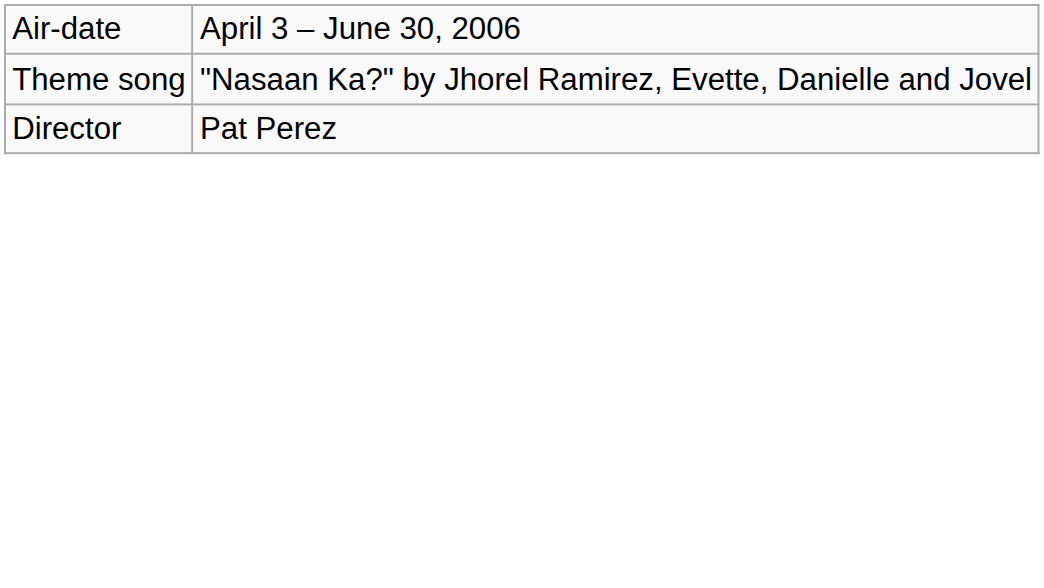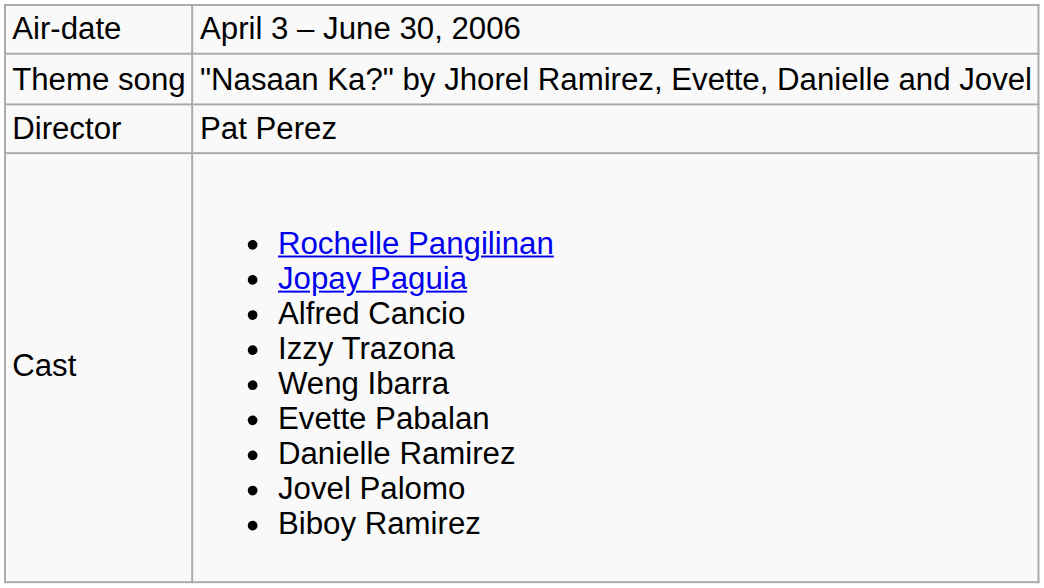+ row: (44, 366)
